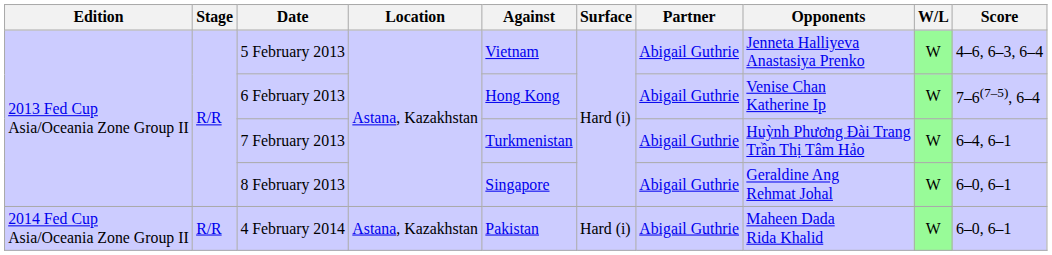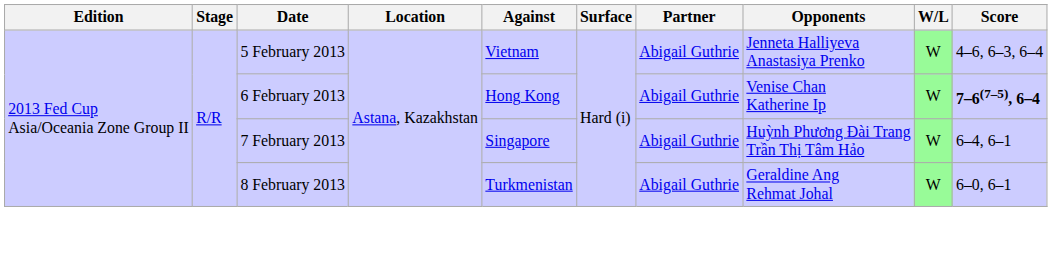(998, 95) normal -> (998, 95) bold
(529, 139) Turkmenistan -> (517, 139) Singapore
(517, 183) Singapore -> (529, 183) Turkmenistan
- row: (293, 227)
